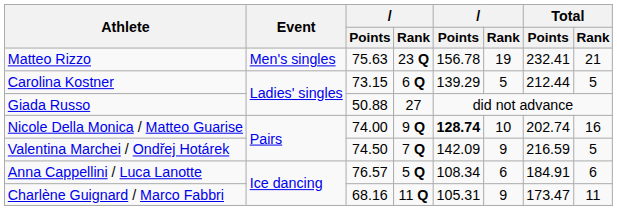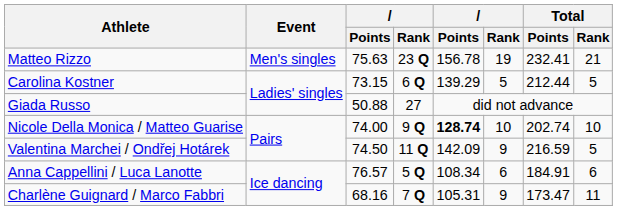(593, 127) 16 -> (593, 127) 10
(414, 150) 7 Q -> (414, 150) 11 Q
(414, 195) 11 Q -> (414, 195) 7 Q
